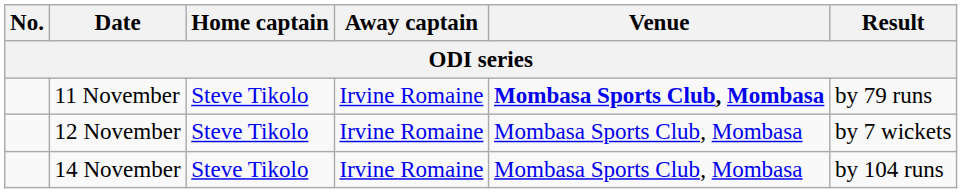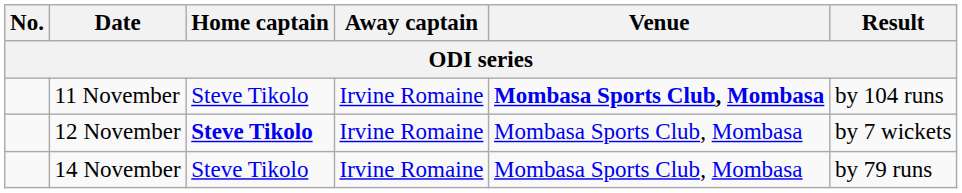(884, 95) by 79 runs -> (889, 95) by 104 runs
(250, 132) normal -> (252, 132) bold
(889, 168) by 104 runs -> (884, 168) by 79 runs
